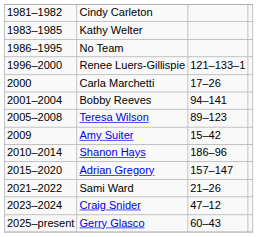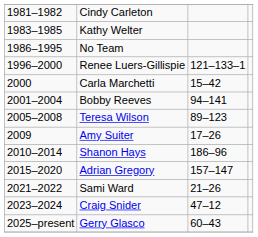(205, 83) 17–26 -> (205, 83) 15–42
(205, 135) 15–42 -> (205, 135) 17–26
